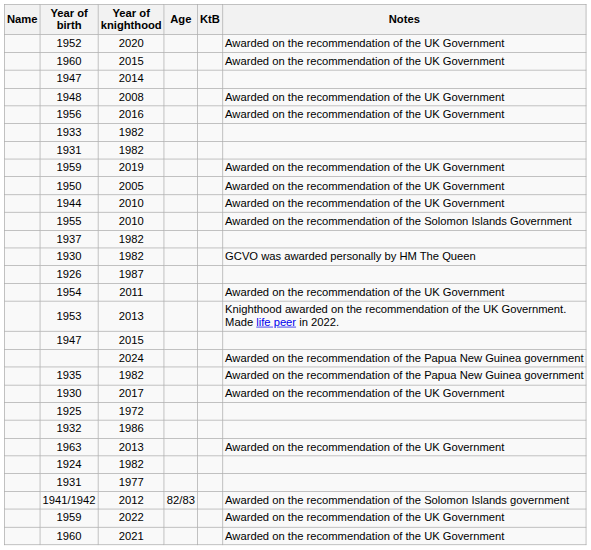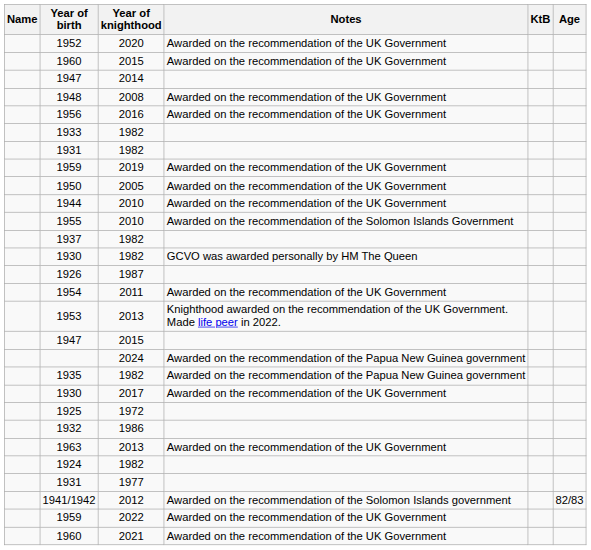columns swapped: (181, 19) <-> (404, 19)
